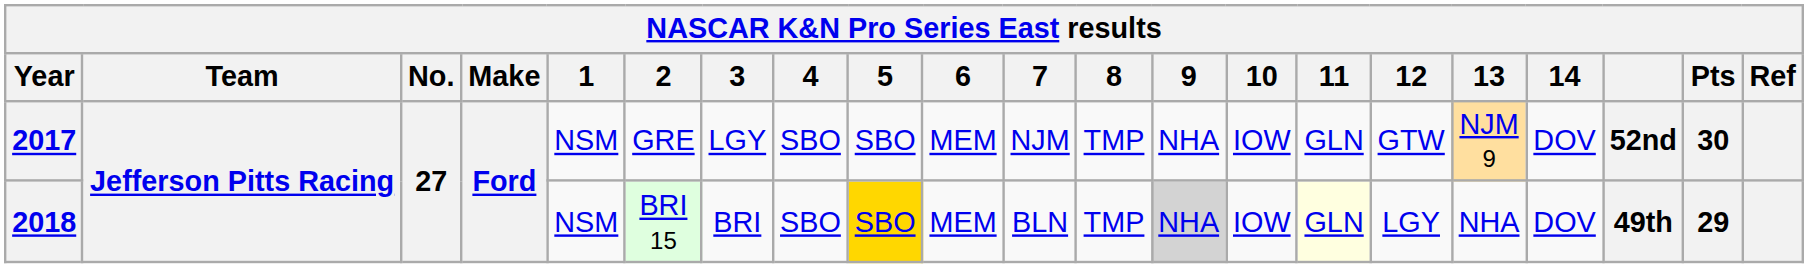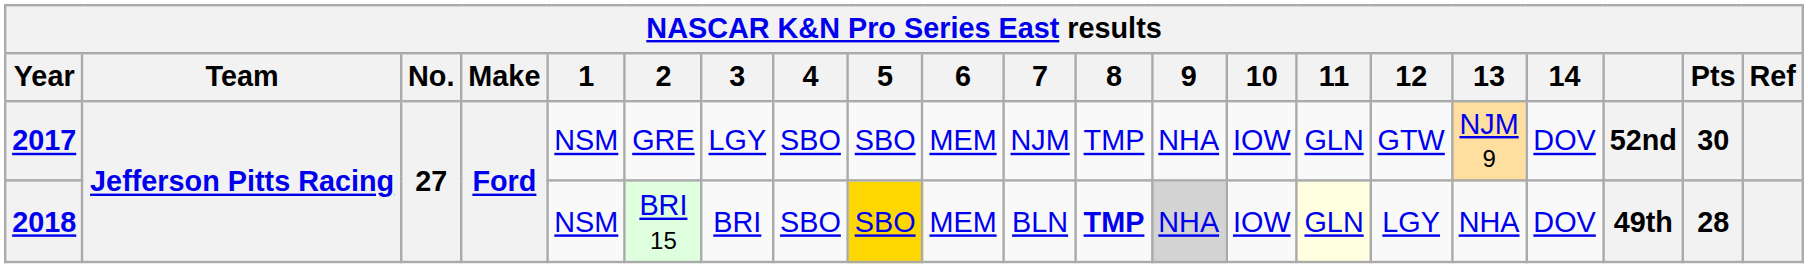(1114, 222) normal -> (1114, 222) bold
(1713, 222) 29 -> (1713, 222) 28
